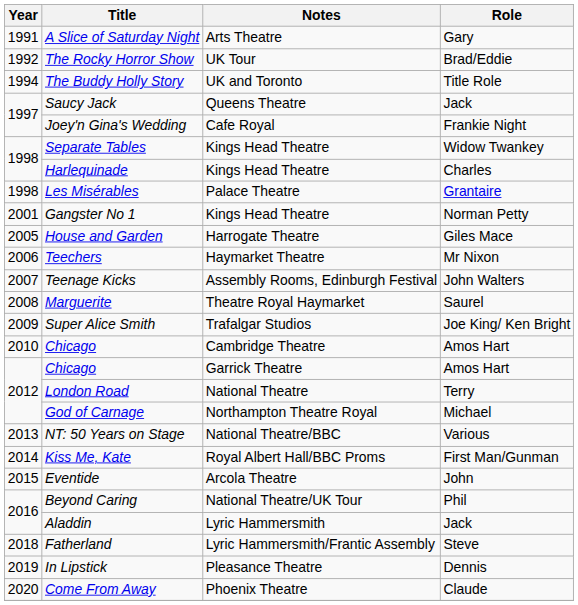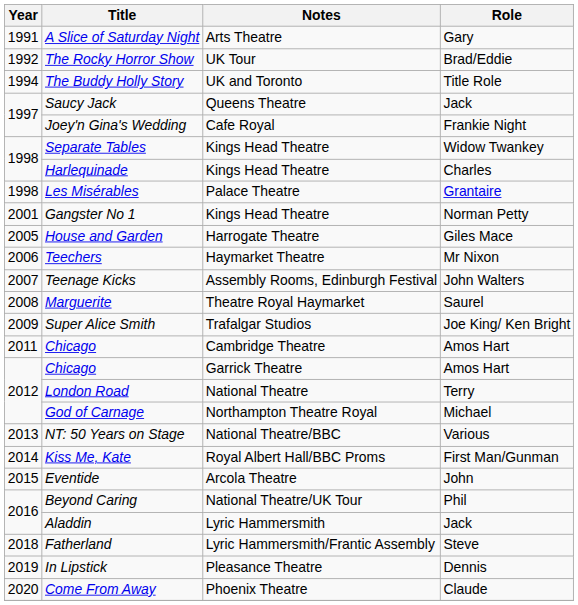(23, 346) 2010 -> (23, 346) 2011
